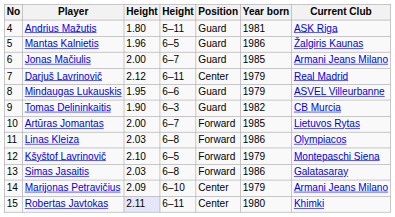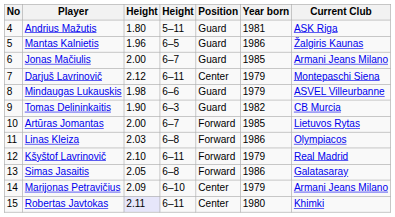(321, 76) Real Madrid -> (337, 76) Montepaschi Siena
(136, 92) 1.95 -> (136, 92) 1.98
(171, 156) 6–5 -> (173, 156) 6–11
(337, 156) Montepaschi Siena -> (321, 156) Real Madrid
(136, 172) 2.03 -> (136, 172) 2.05
